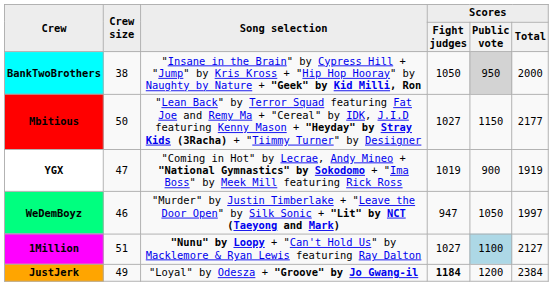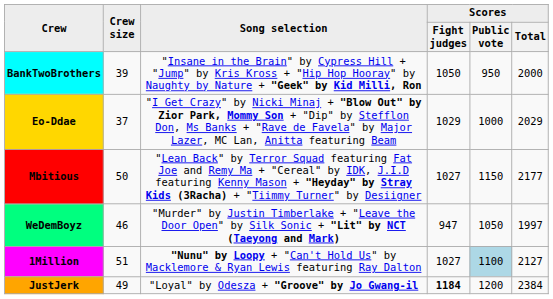(122, 73) 38 -> (122, 73) 39
(491, 73) lightgrey background -> (491, 73) no background
+ row: (54, 121)
- row: (54, 170)
